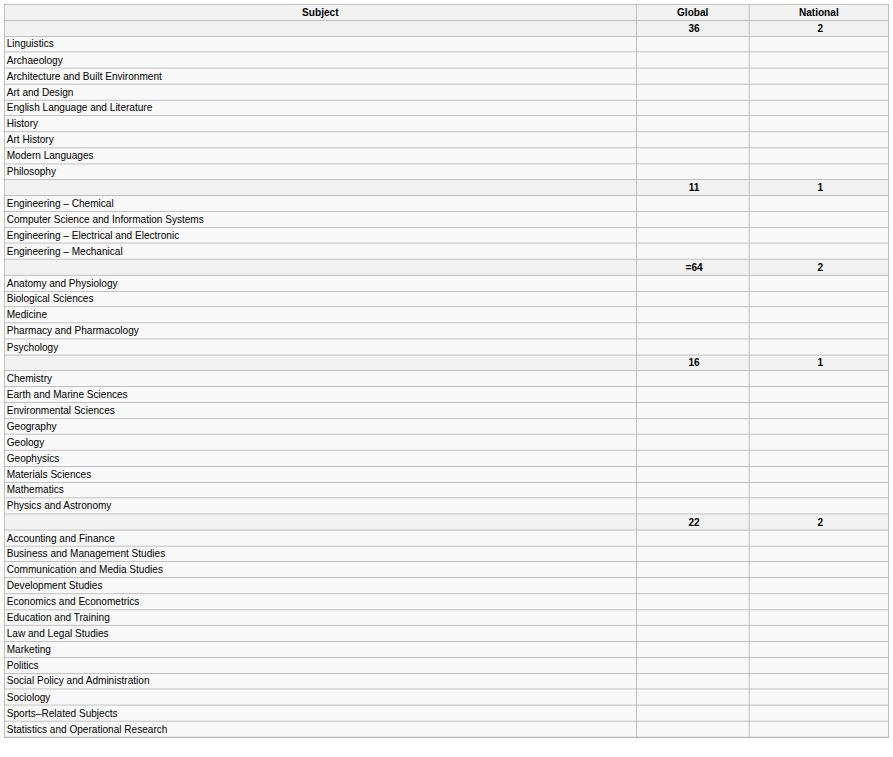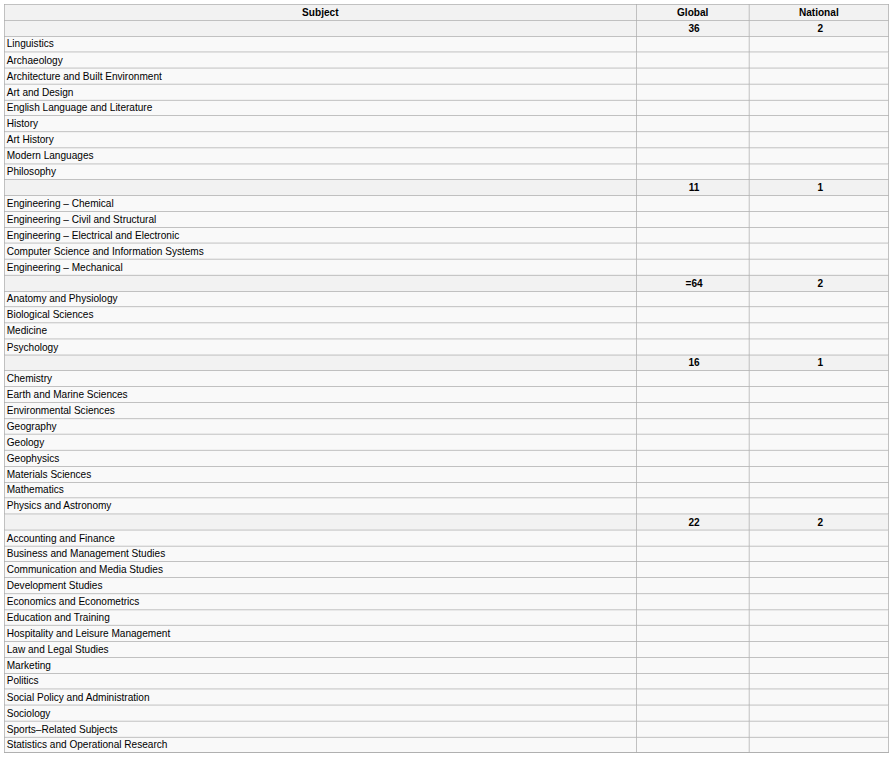+ row: (81, 220)
rows swapped: (105, 220) <-> (93, 236)
- row: (73, 331)
+ row: (88, 634)
